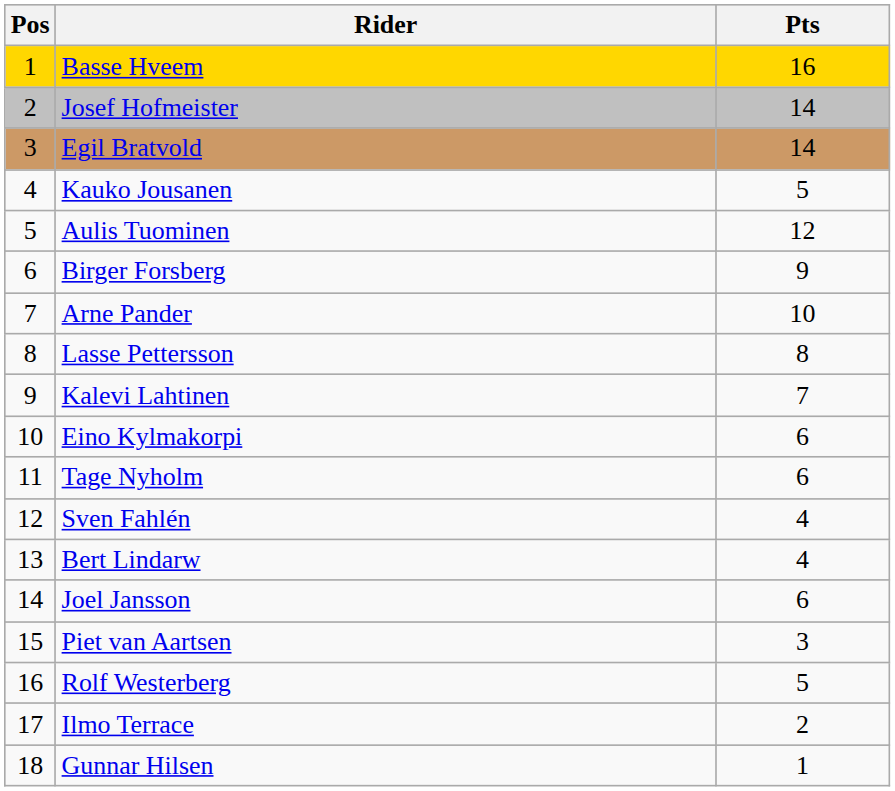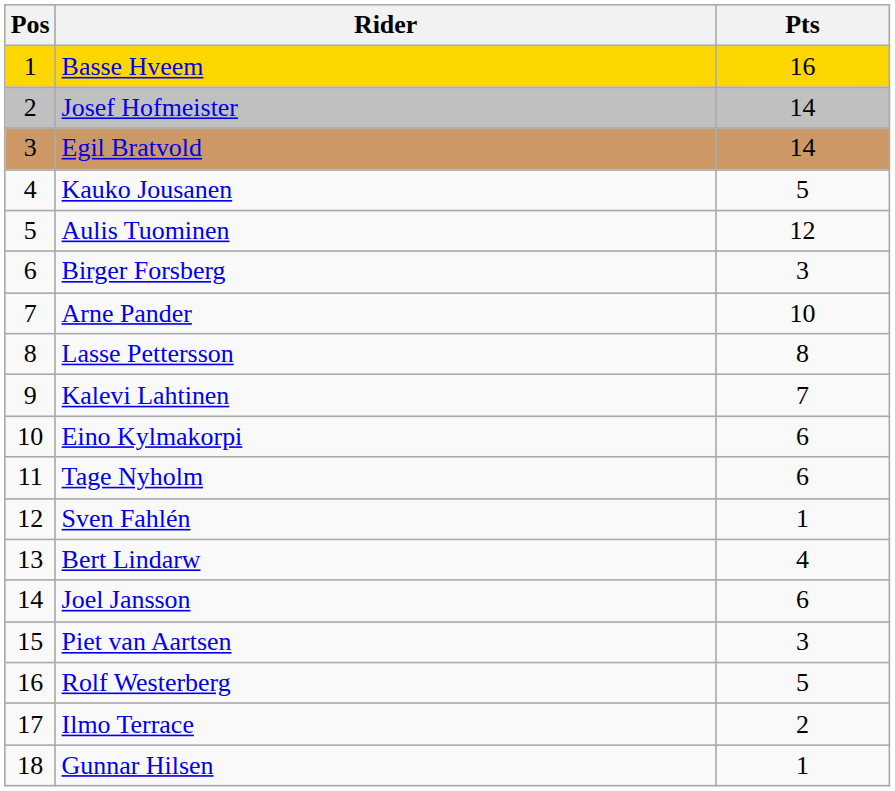(803, 271) 9 -> (803, 271) 3
(803, 518) 4 -> (803, 518) 1
